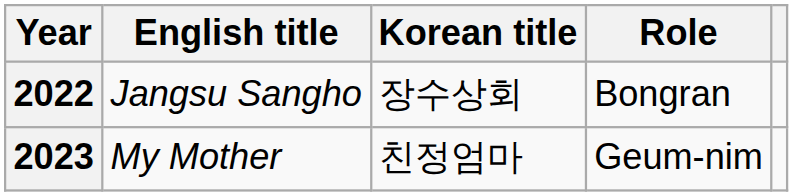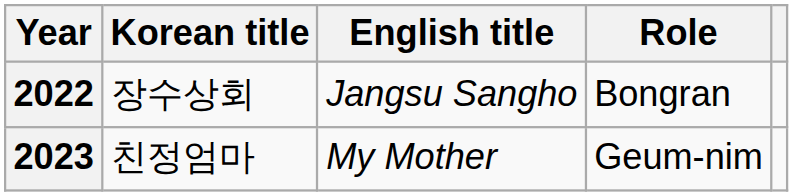columns swapped: (236, 33) <-> (478, 33)
